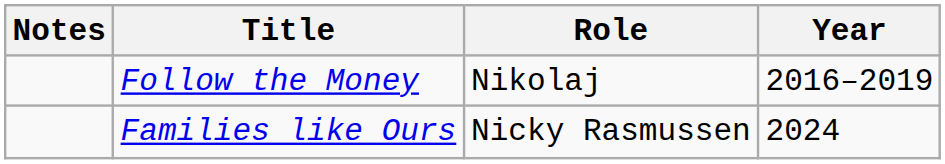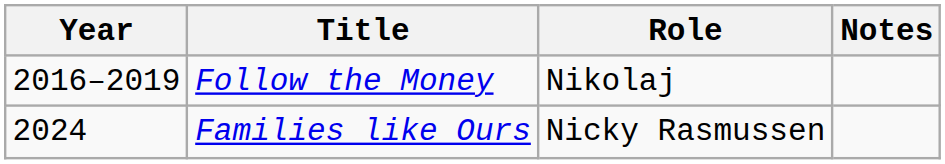columns swapped: (849, 31) <-> (59, 31)
